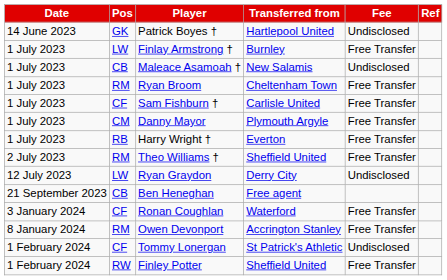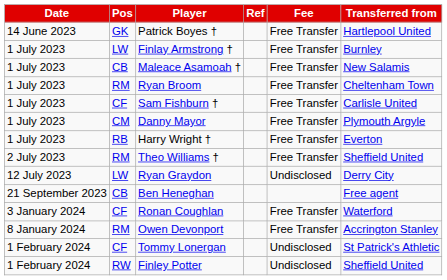columns swapped: (294, 13) <-> (430, 13)
(379, 31) Undisclosed -> (304, 31) Free Transfer
(379, 67) Undisclosed -> (304, 67) Free Transfer
(382, 265) Free Transfer -> (301, 265) Undisclosed
